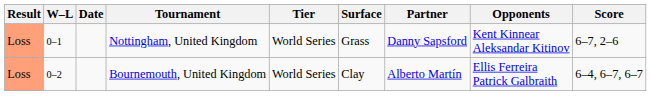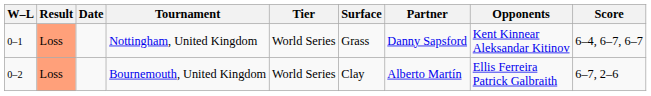columns swapped: (24, 14) <-> (60, 14)
(597, 40) 6–7, 2–6 -> (609, 40) 6–4, 6–7, 6–7
(609, 74) 6–4, 6–7, 6–7 -> (597, 74) 6–7, 2–6
